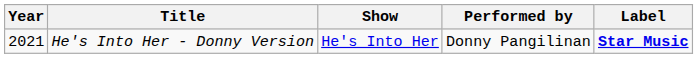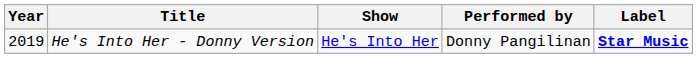(26, 41) 2021 -> (26, 41) 2019
